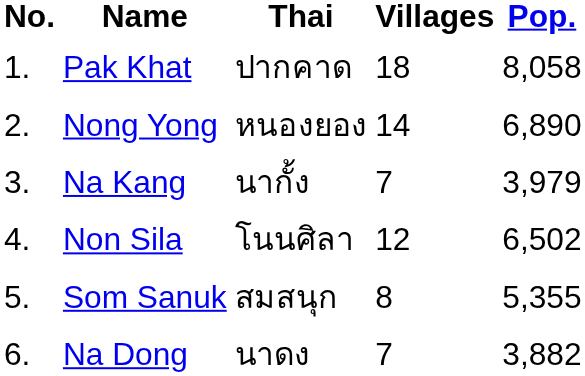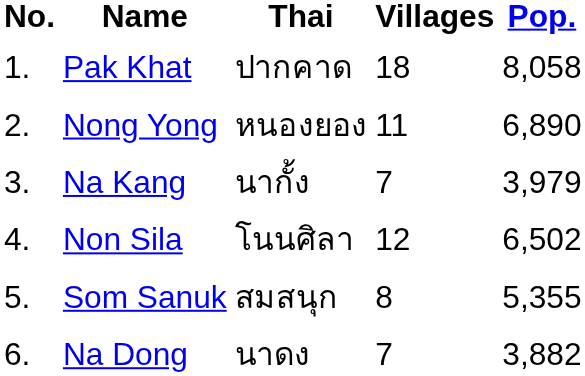(393, 124) 14 -> (392, 124) 11
